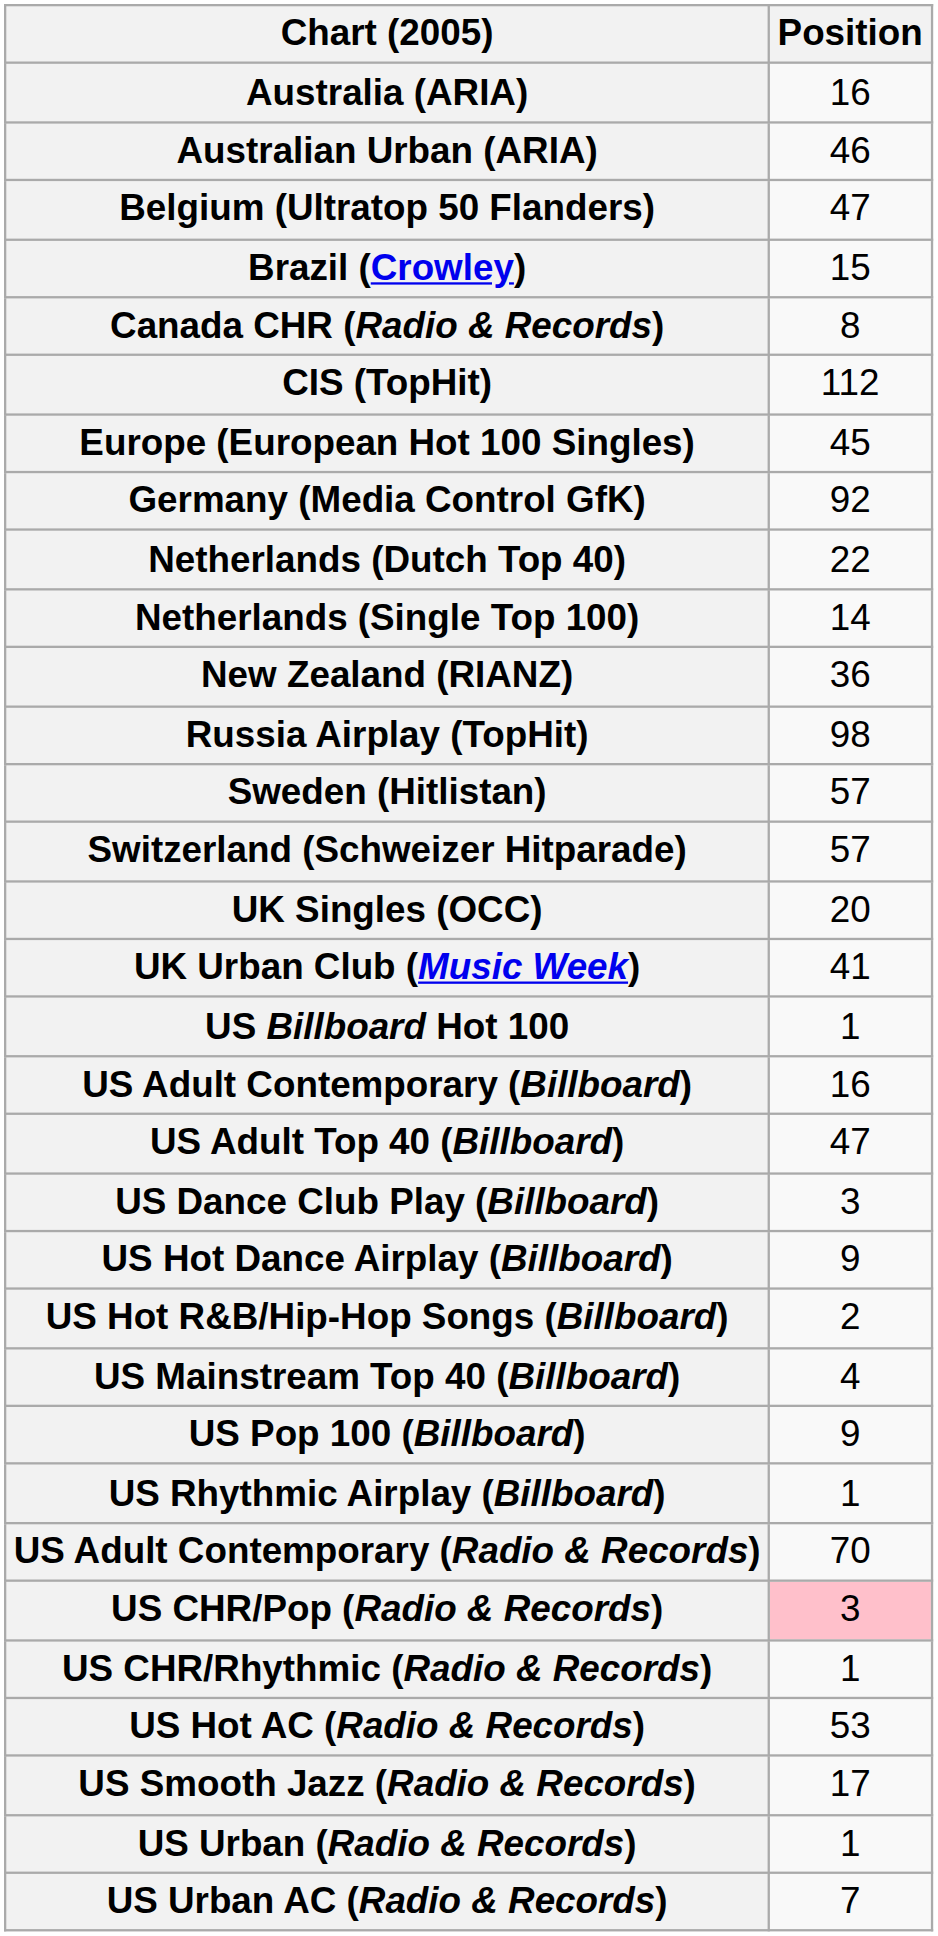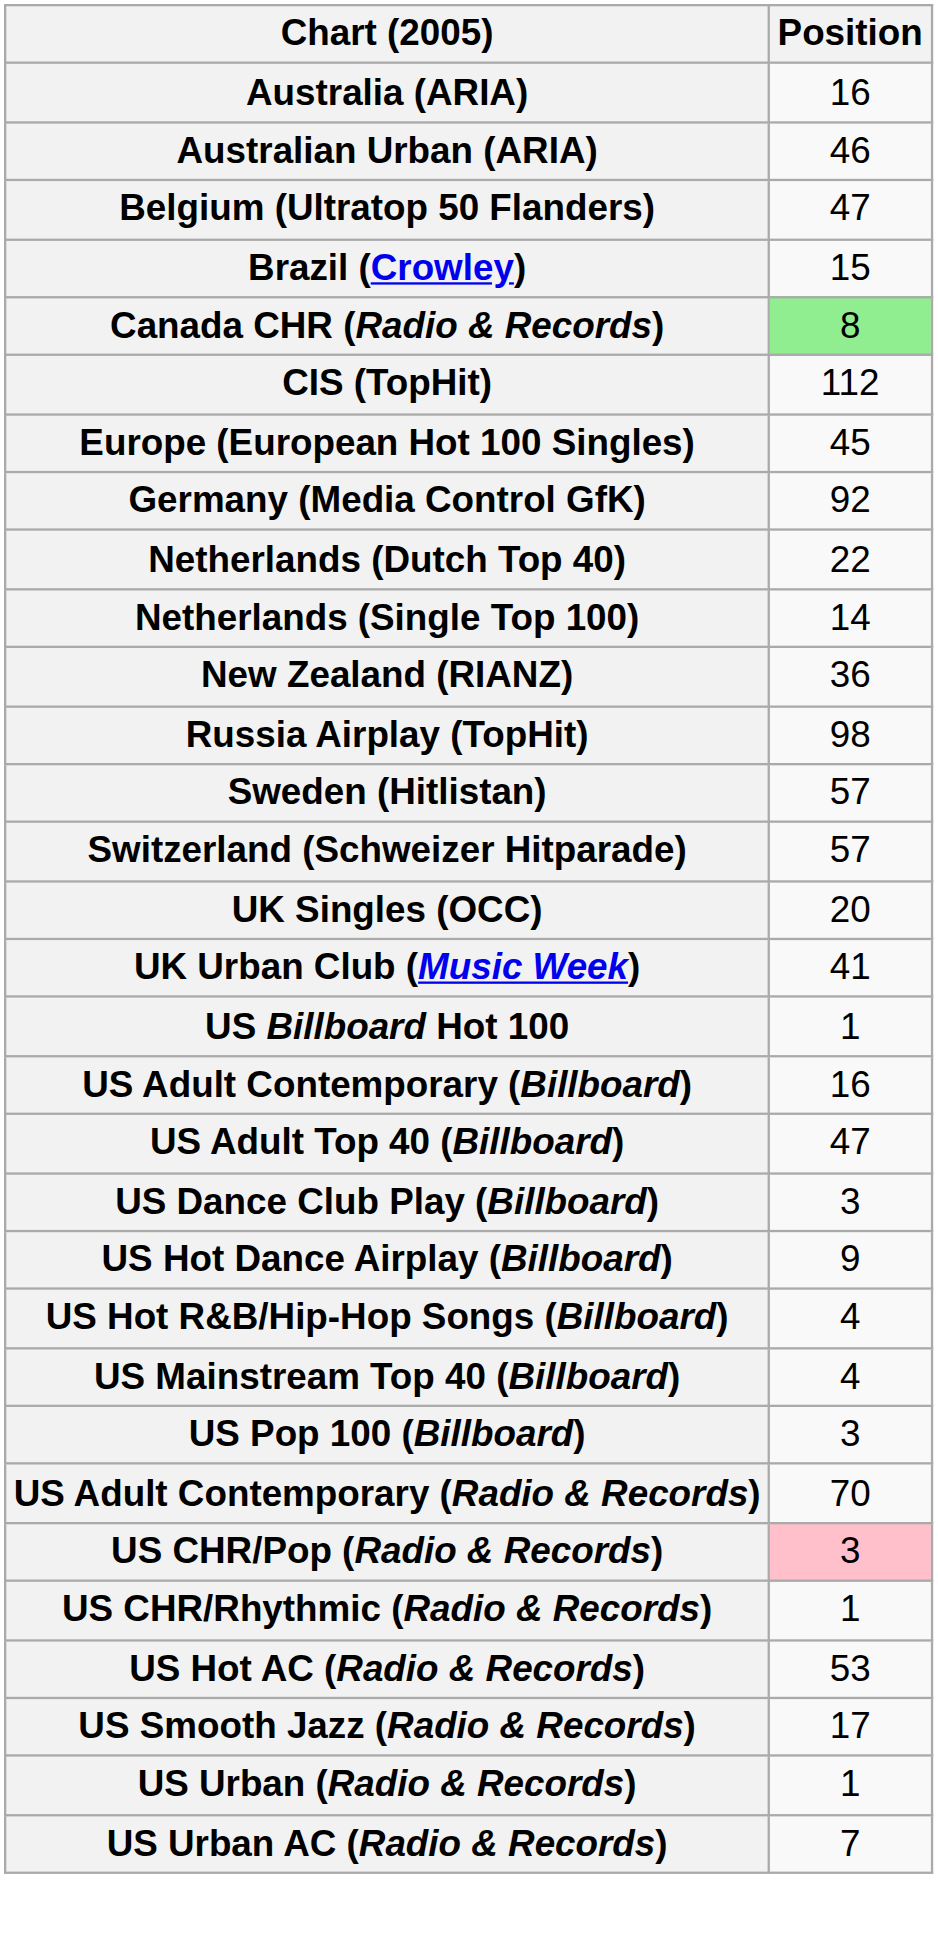(850, 325) no background -> (850, 325) lightgreen background
(850, 1317) 2 -> (850, 1317) 4
(850, 1434) 9 -> (850, 1434) 3
- row: (387, 1492)
